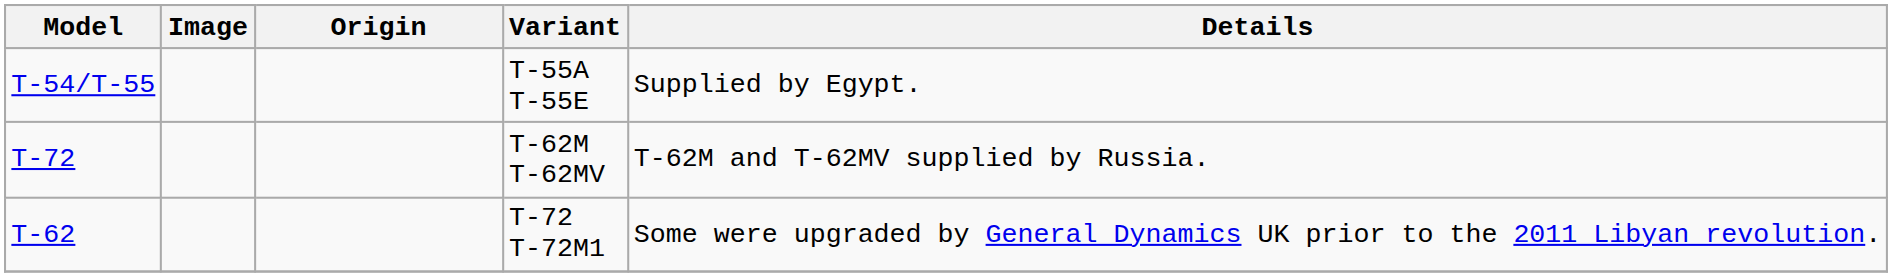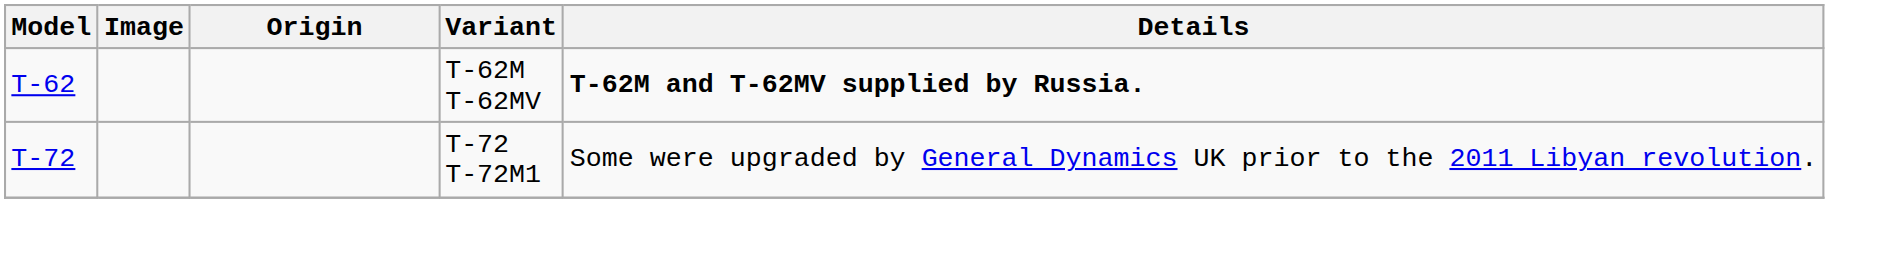- row: (549, 86)
(43, 160) T-72 -> (43, 86) T-62
(922, 160) normal -> (858, 86) bold
(43, 234) T-62 -> (43, 160) T-72
